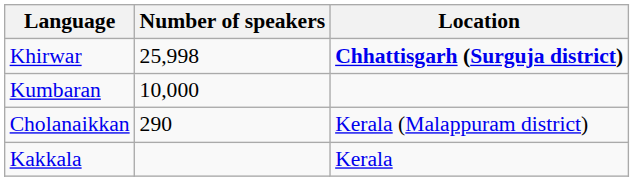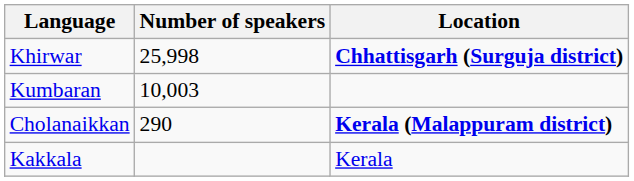(169, 90) 10,000 -> (169, 90) 10,003
(462, 124) normal -> (474, 124) bold
